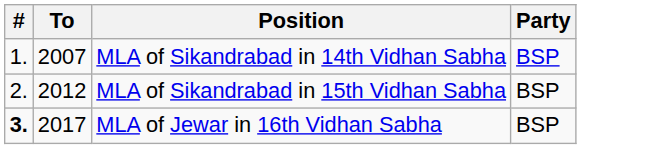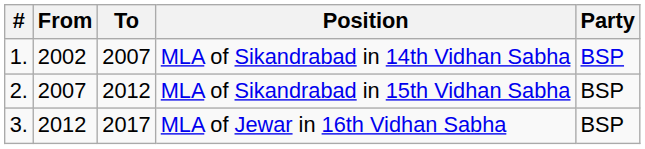+ column: (65, 21)
(19, 125) bold -> (19, 125) normal
